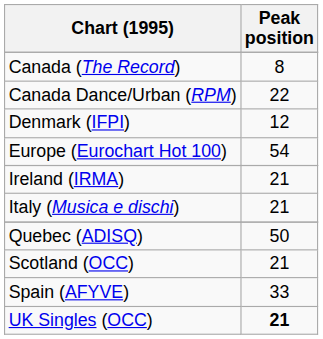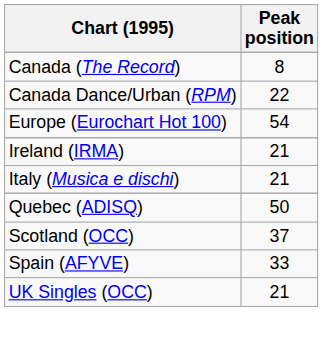- row: (69, 123)
(279, 263) 21 -> (279, 235) 37
(279, 320) bold -> (279, 292) normal
